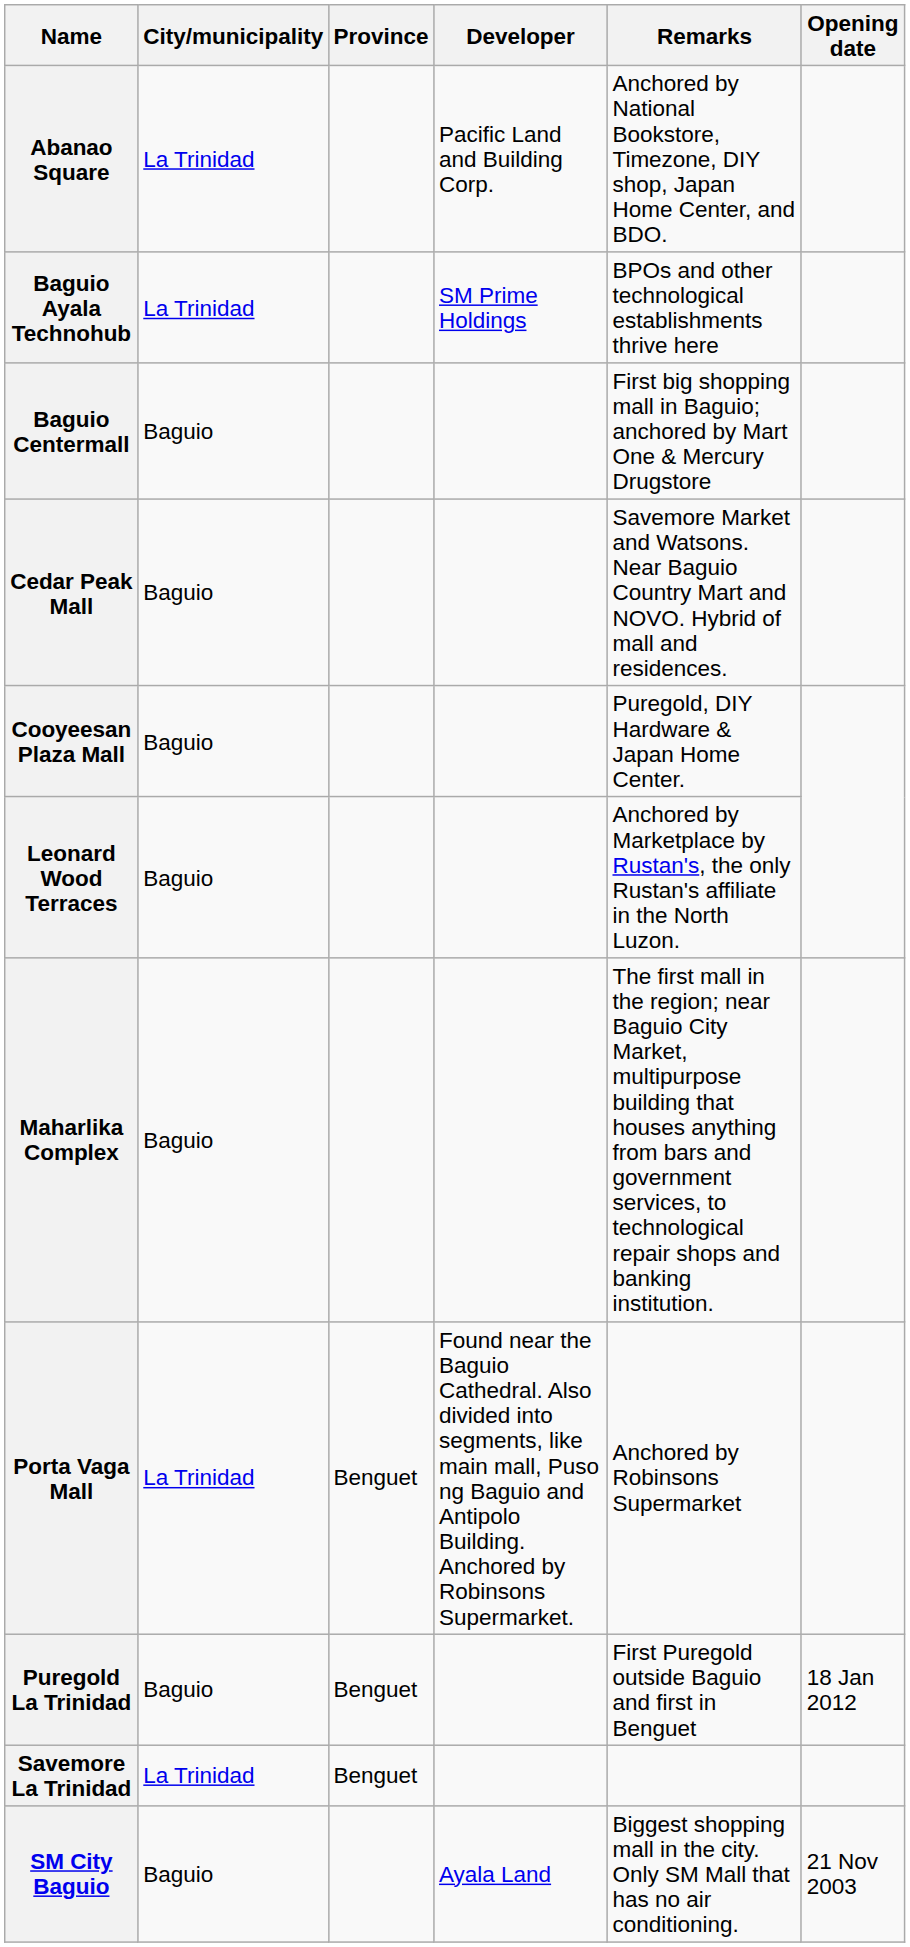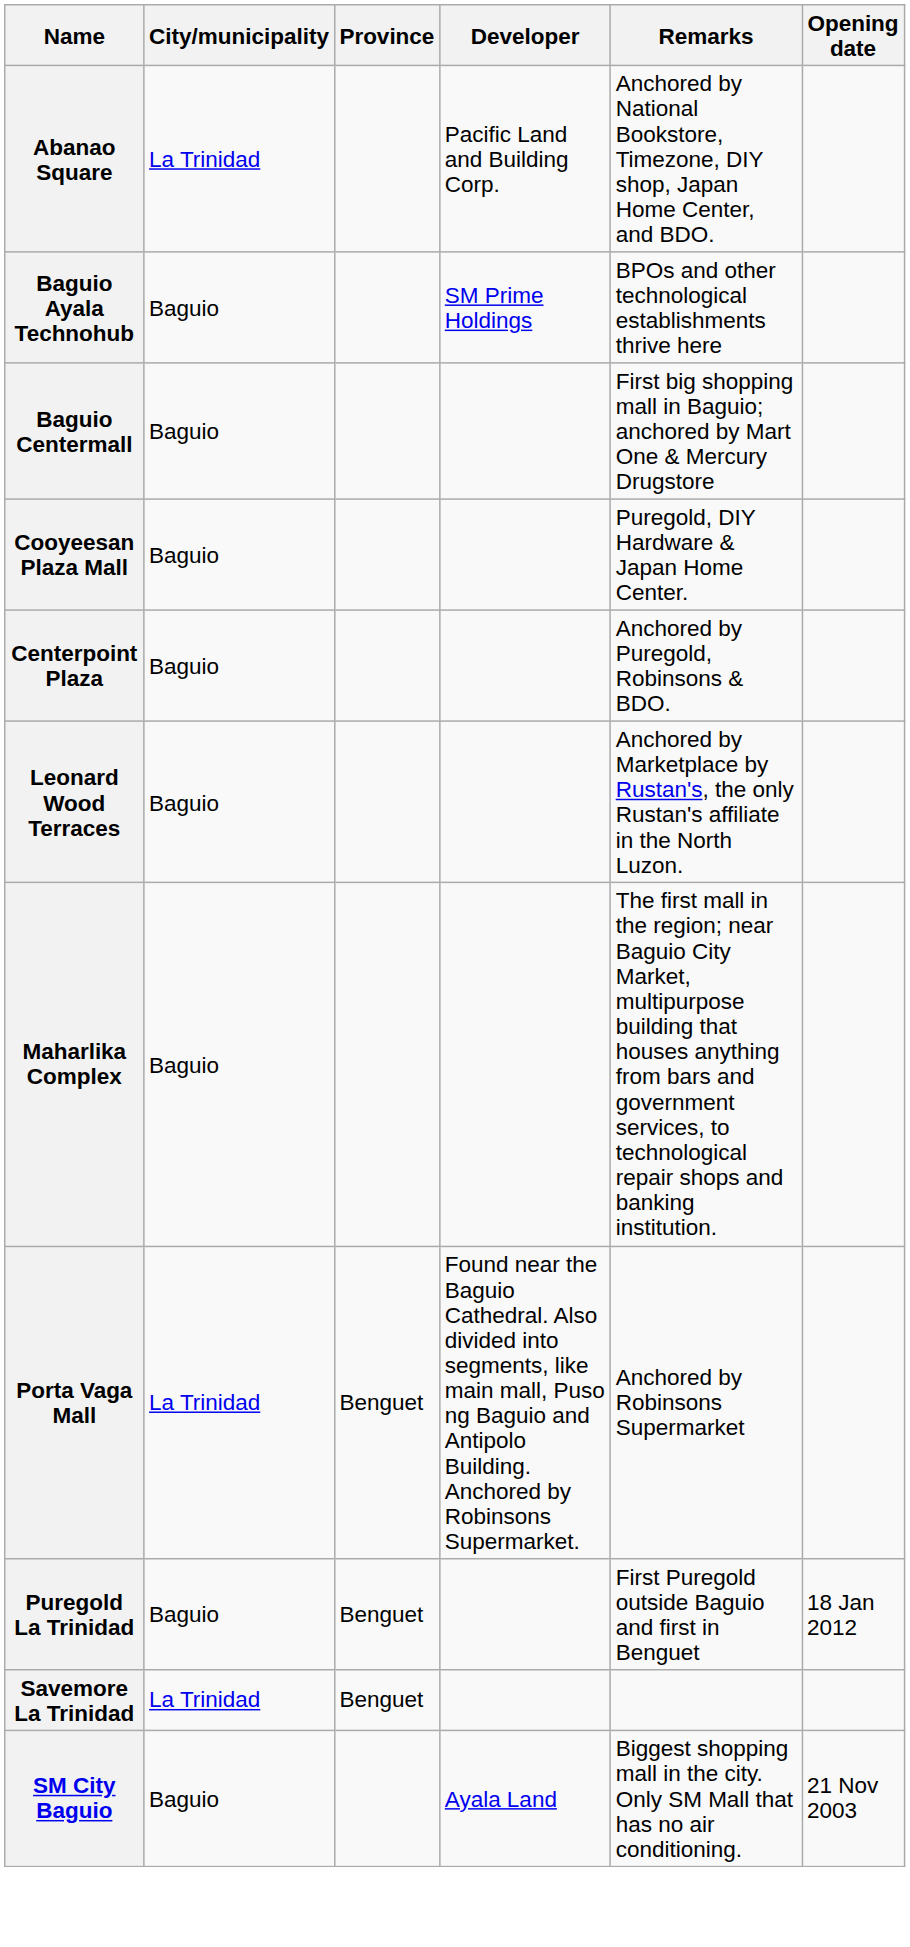(199, 308) La Trinidad -> (184, 308) Baguio
- row: (71, 593)
+ row: (74, 666)
